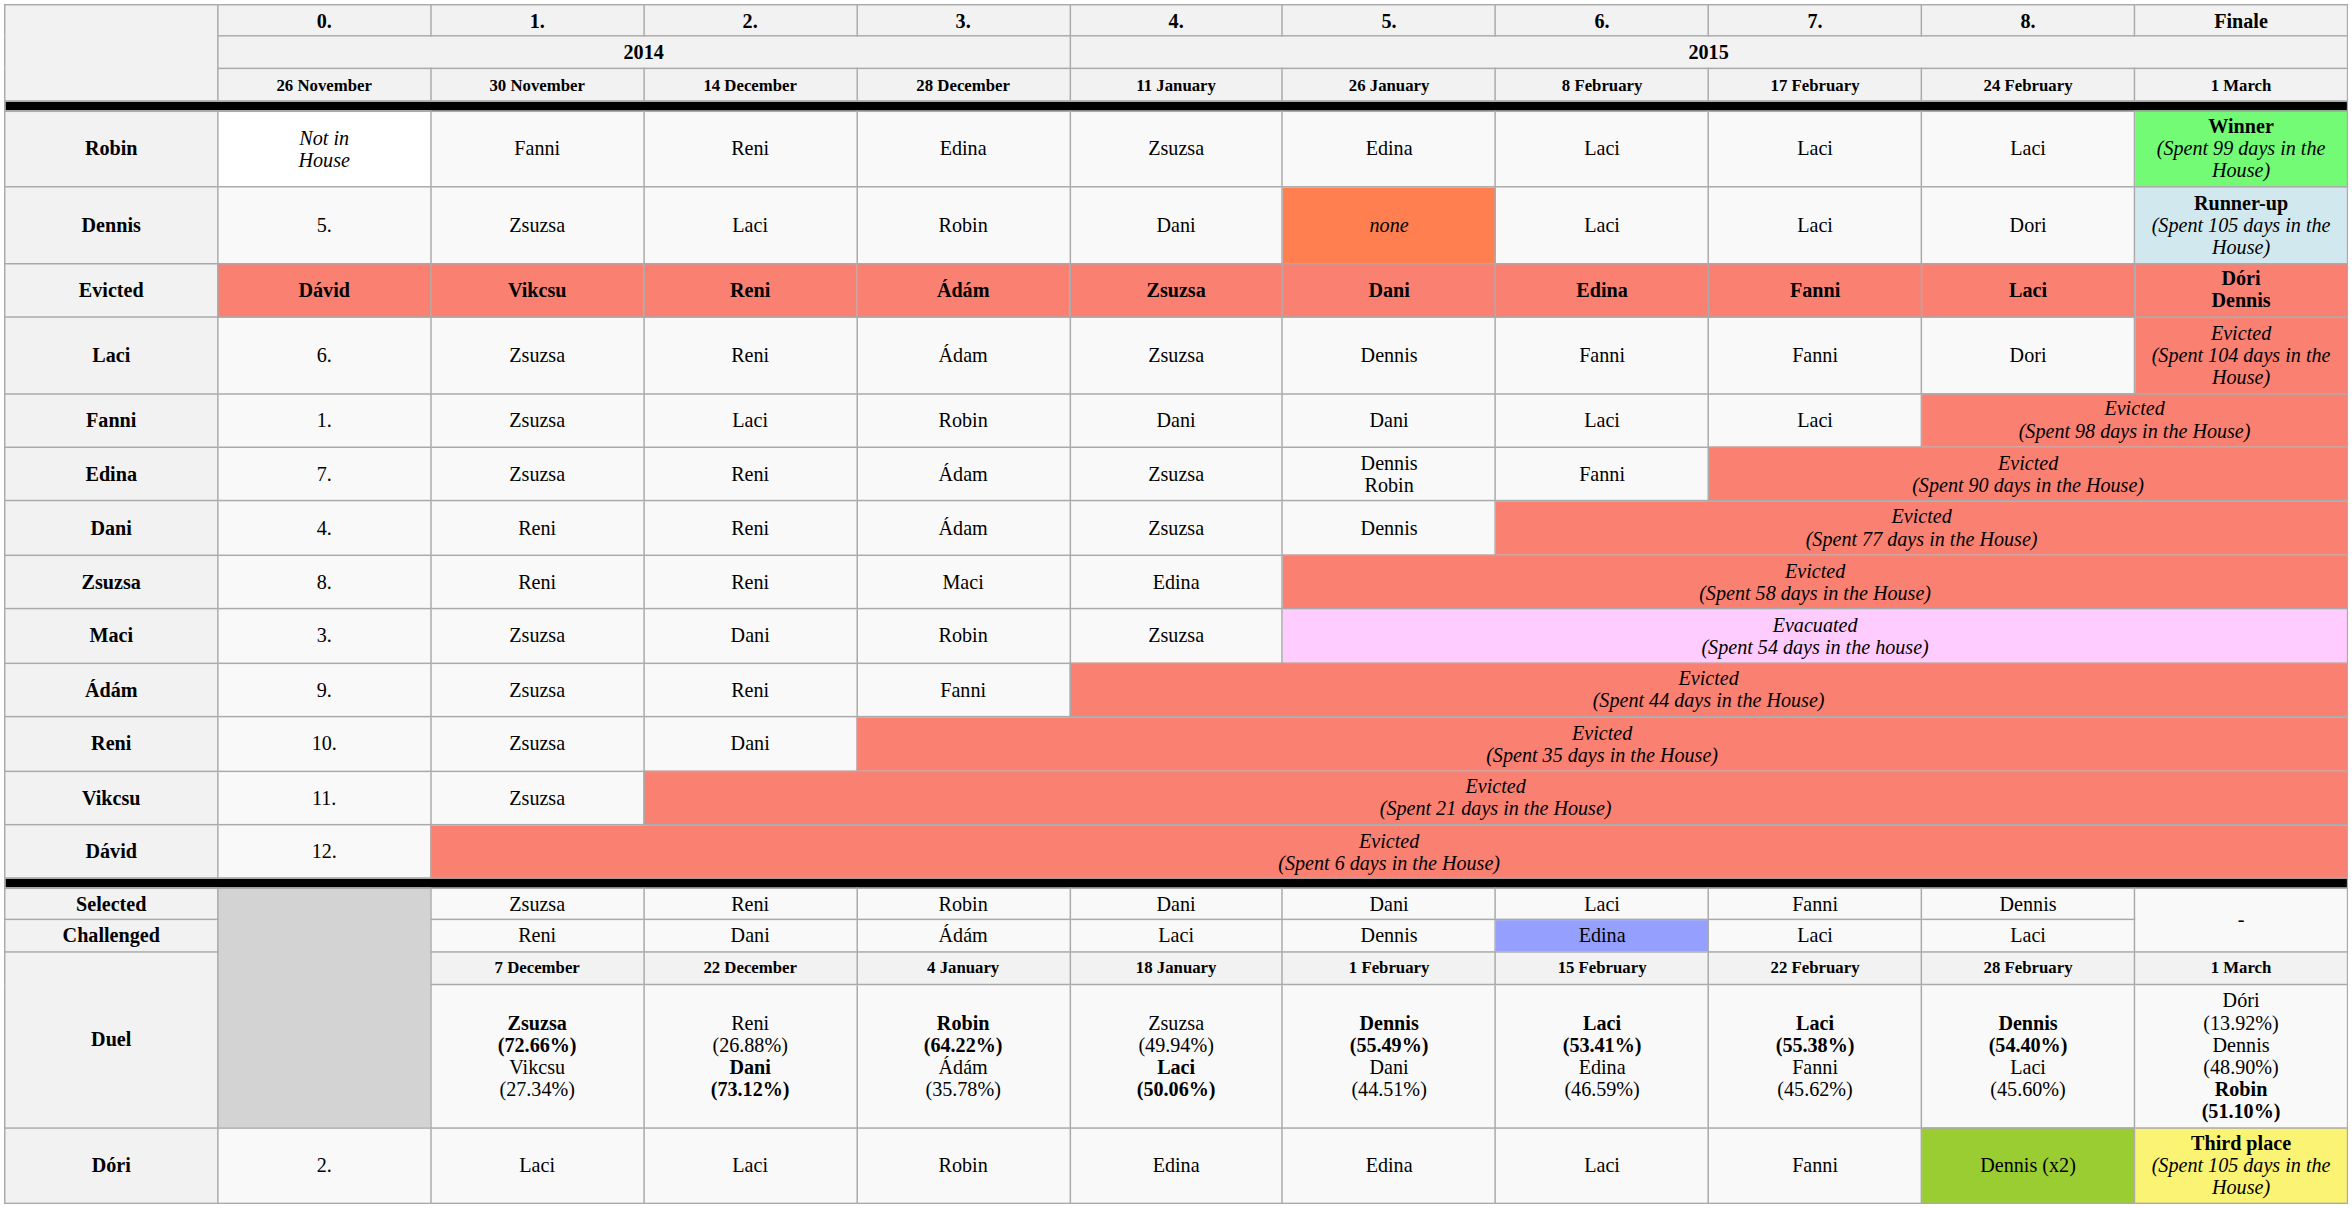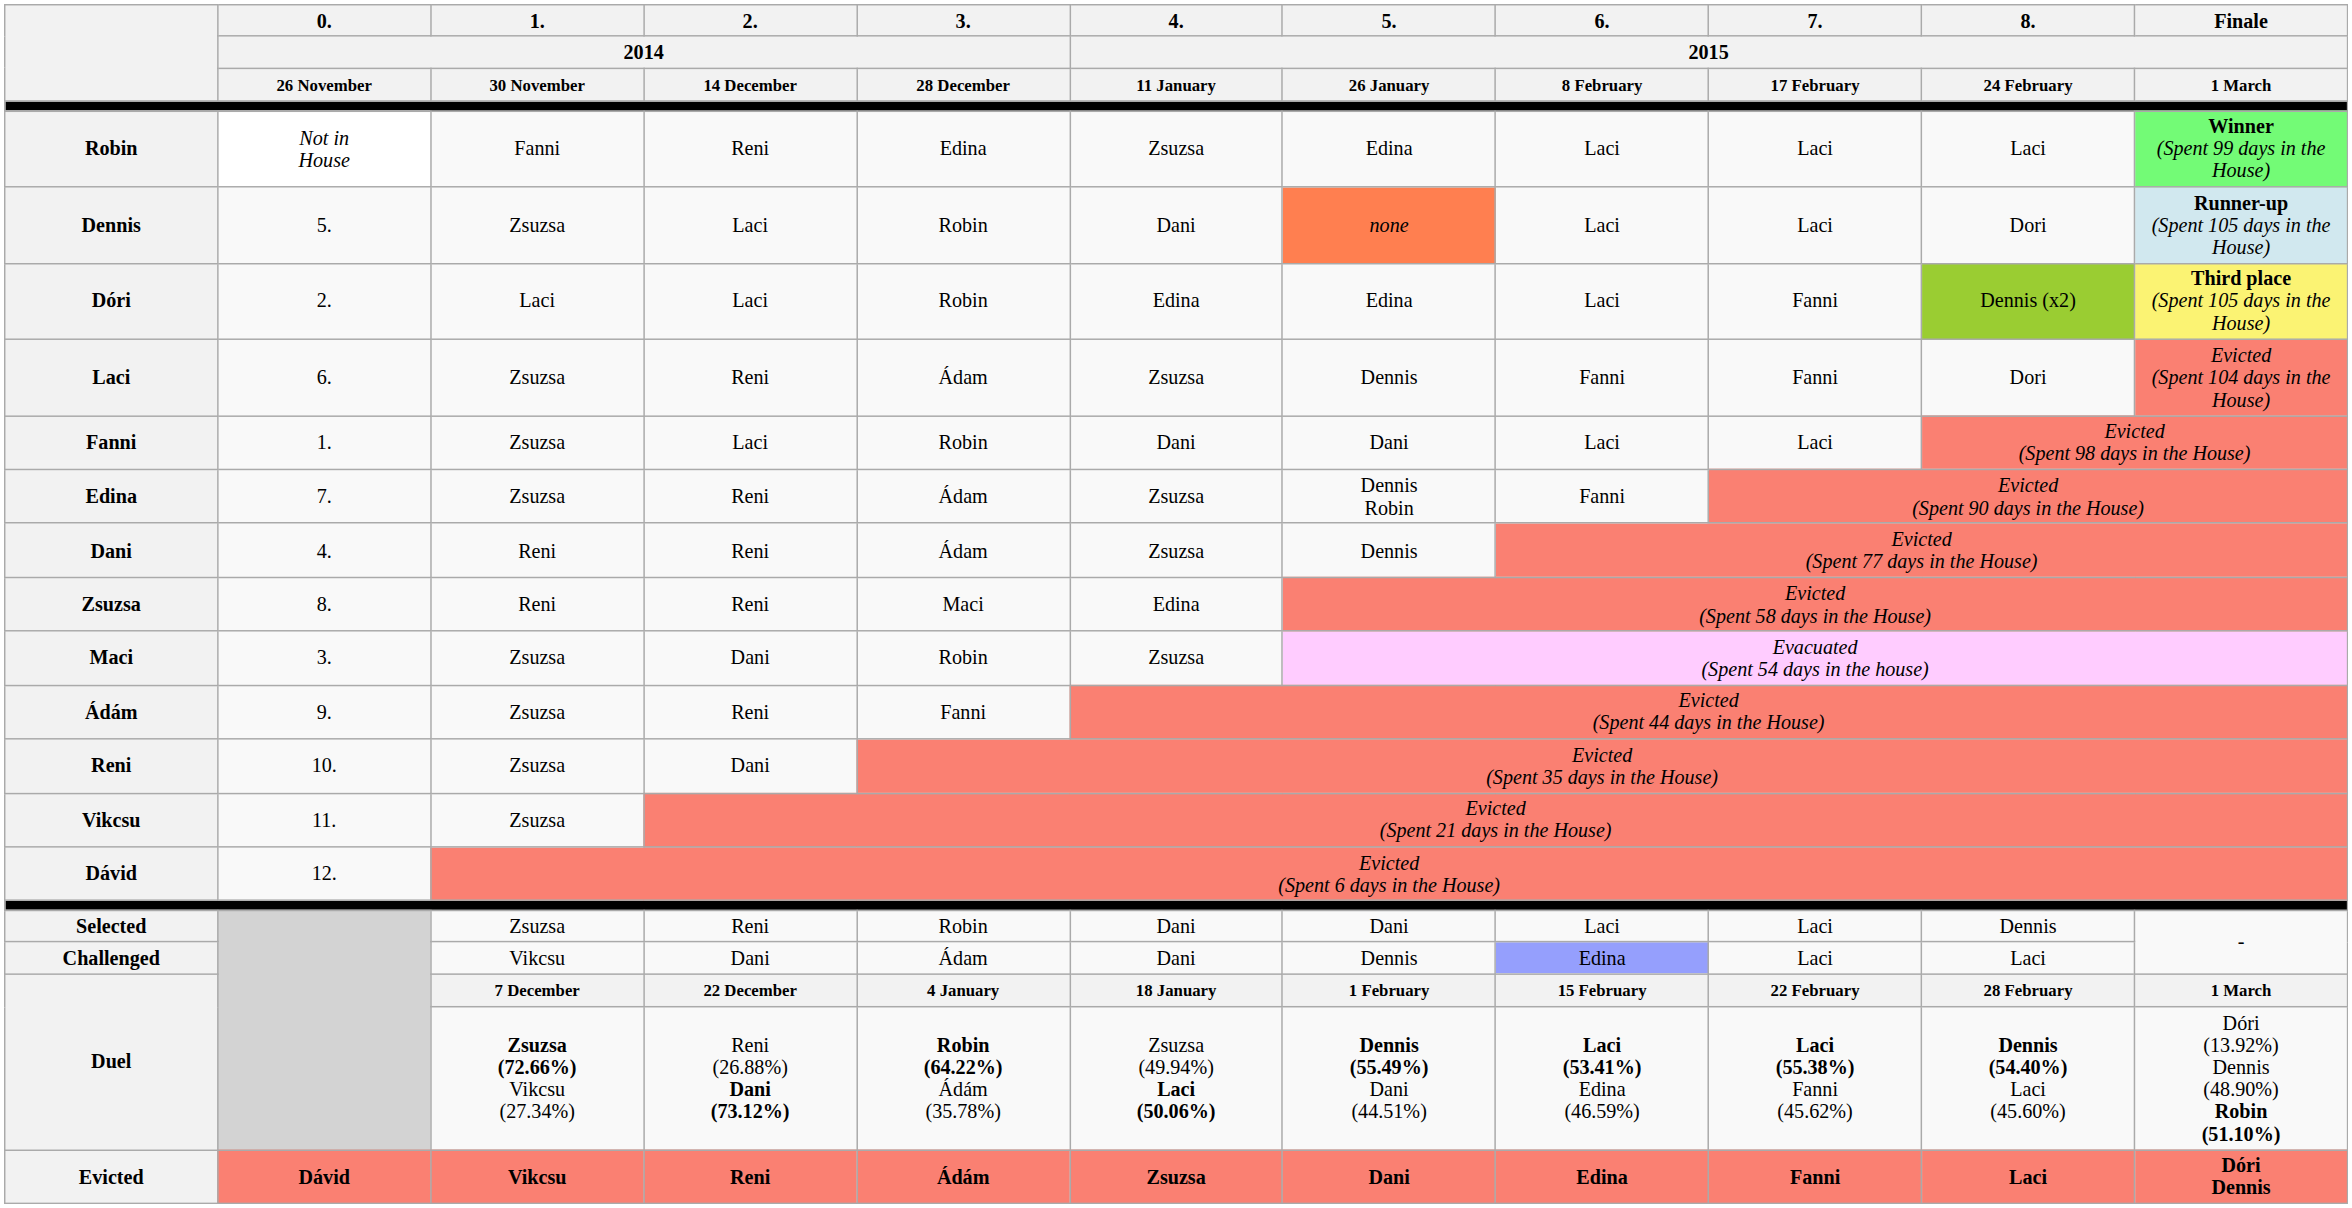rows swapped: (111, 1165) <-> (111, 290)
(1815, 904) Fanni -> (1815, 926) Laci
(537, 935) Reni -> (537, 958) Vikcsu
(963, 935) Ádám -> (963, 958) Ádam
(1176, 935) Laci -> (1176, 958) Dani
